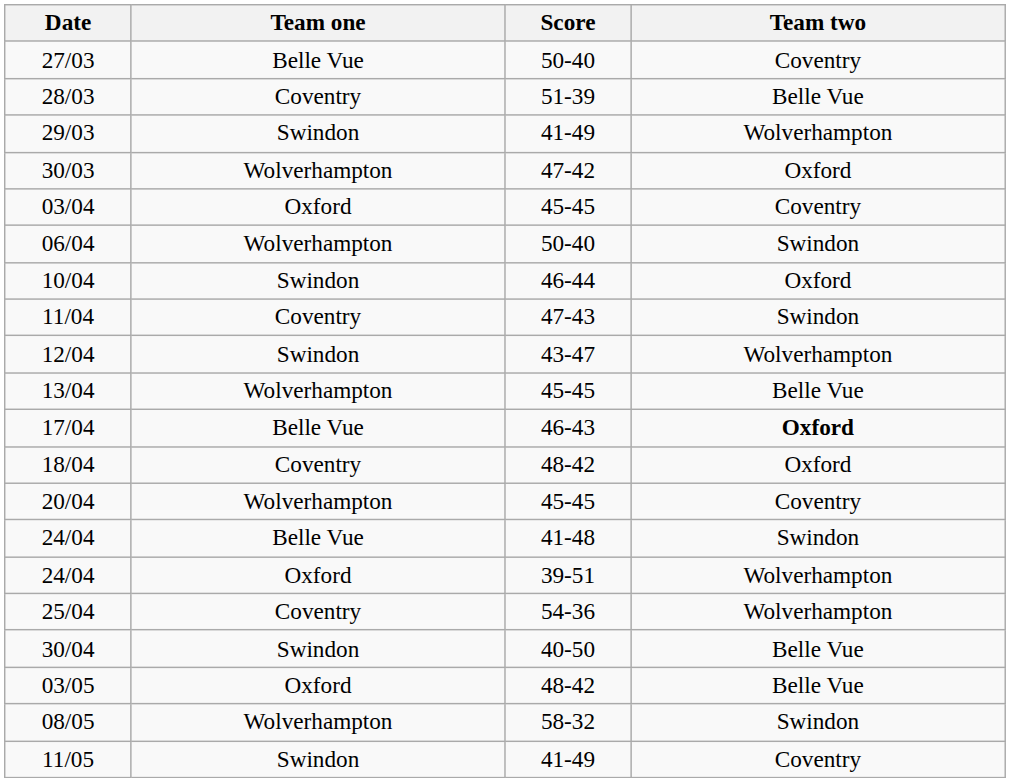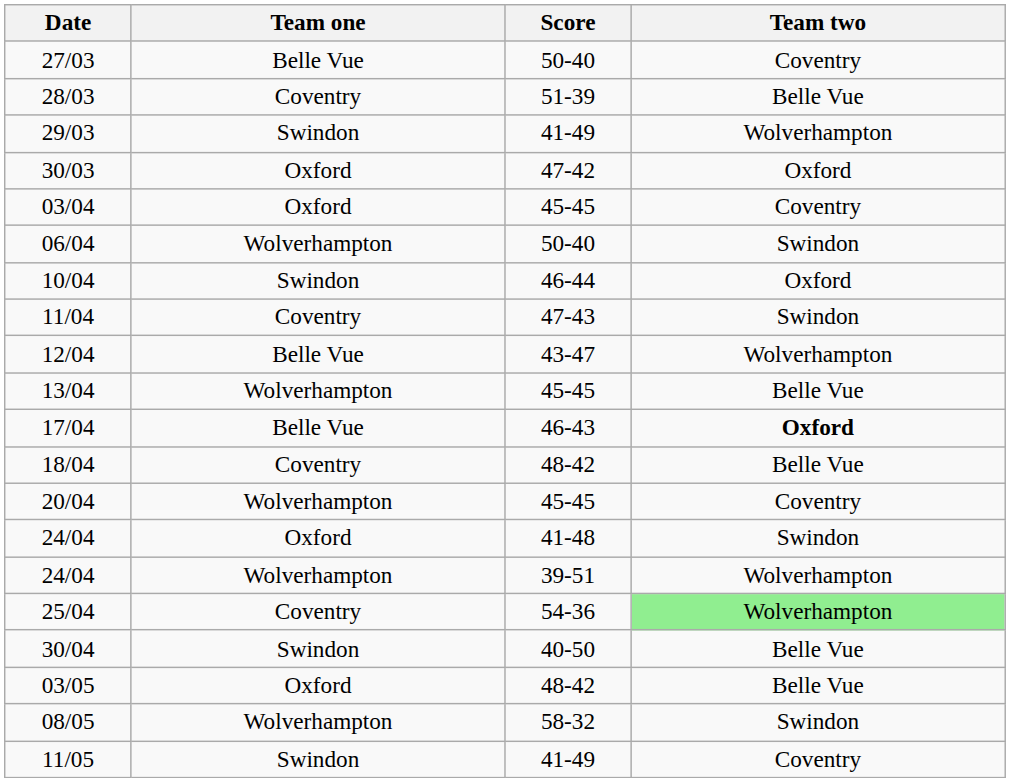(318, 170) Wolverhampton -> (318, 170) Oxford
(318, 354) Swindon -> (318, 354) Belle Vue
(818, 464) Oxford -> (818, 464) Belle Vue
(318, 538) Belle Vue -> (318, 538) Oxford
(318, 574) Oxford -> (318, 574) Wolverhampton
(818, 611) no background -> (818, 611) lightgreen background
